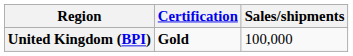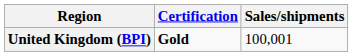(269, 39) 100,000 -> (269, 39) 100,001
